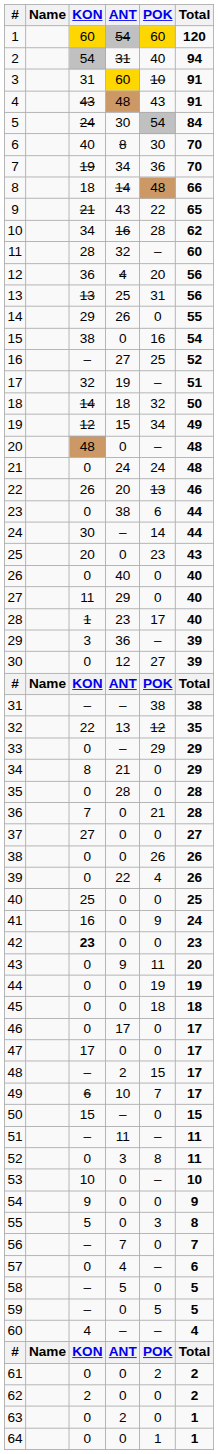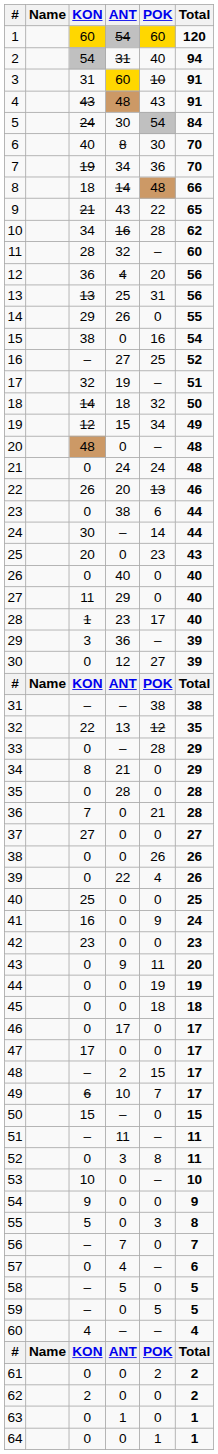(158, 748) 29 -> (158, 748) 28
(87, 942) bold -> (87, 942) normal
(123, 1417) 2 -> (123, 1417) 1
